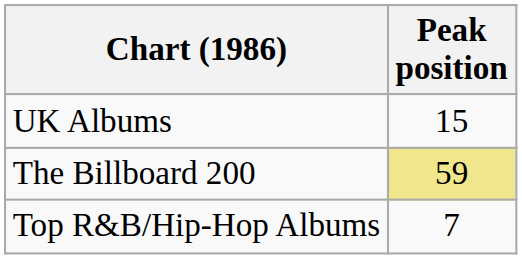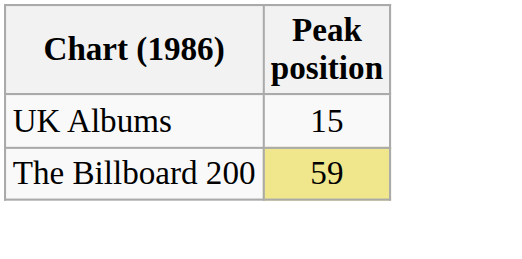- row: (196, 225)
